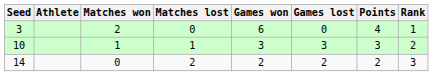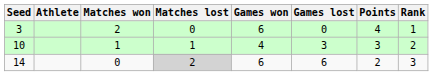(261, 46) 3 -> (261, 46) 4
(192, 62) no background -> (192, 62) lightgrey background
(261, 62) 2 -> (261, 62) 6
(324, 62) 2 -> (324, 62) 6
